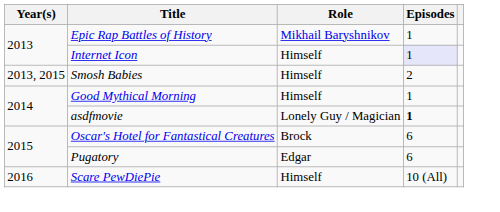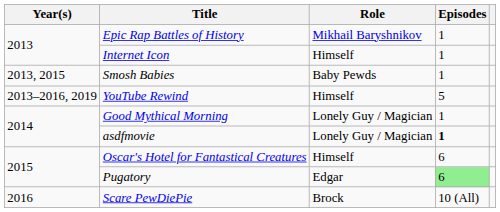(409, 55) lavender background -> (441, 55) no background
(301, 75) Himself -> (344, 75) Baby Pewds
(409, 75) 2 -> (441, 75) 1
+ row: (145, 95)
(301, 95) Himself -> (372, 116) Lonely Guy / Magician
(296, 136) Brock -> (333, 156) Himself
(409, 156) no background -> (441, 177) lightgreen background
(301, 177) Himself -> (328, 197) Brock
